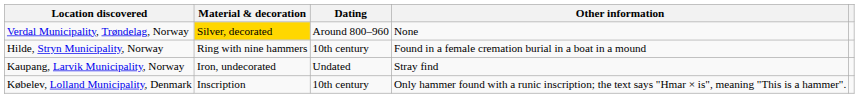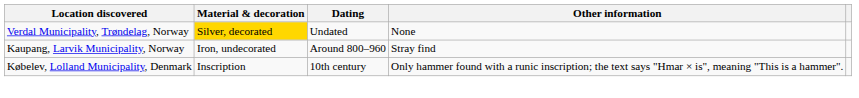(351, 31) Around 800–960 -> (329, 31) Undated
- row: (85, 48)
(332, 66) Undated -> (348, 48) Around 800–960
